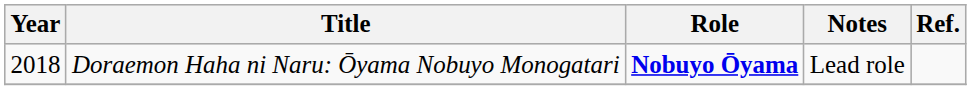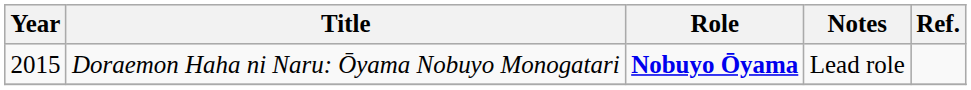(35, 63) 2018 -> (35, 63) 2015
